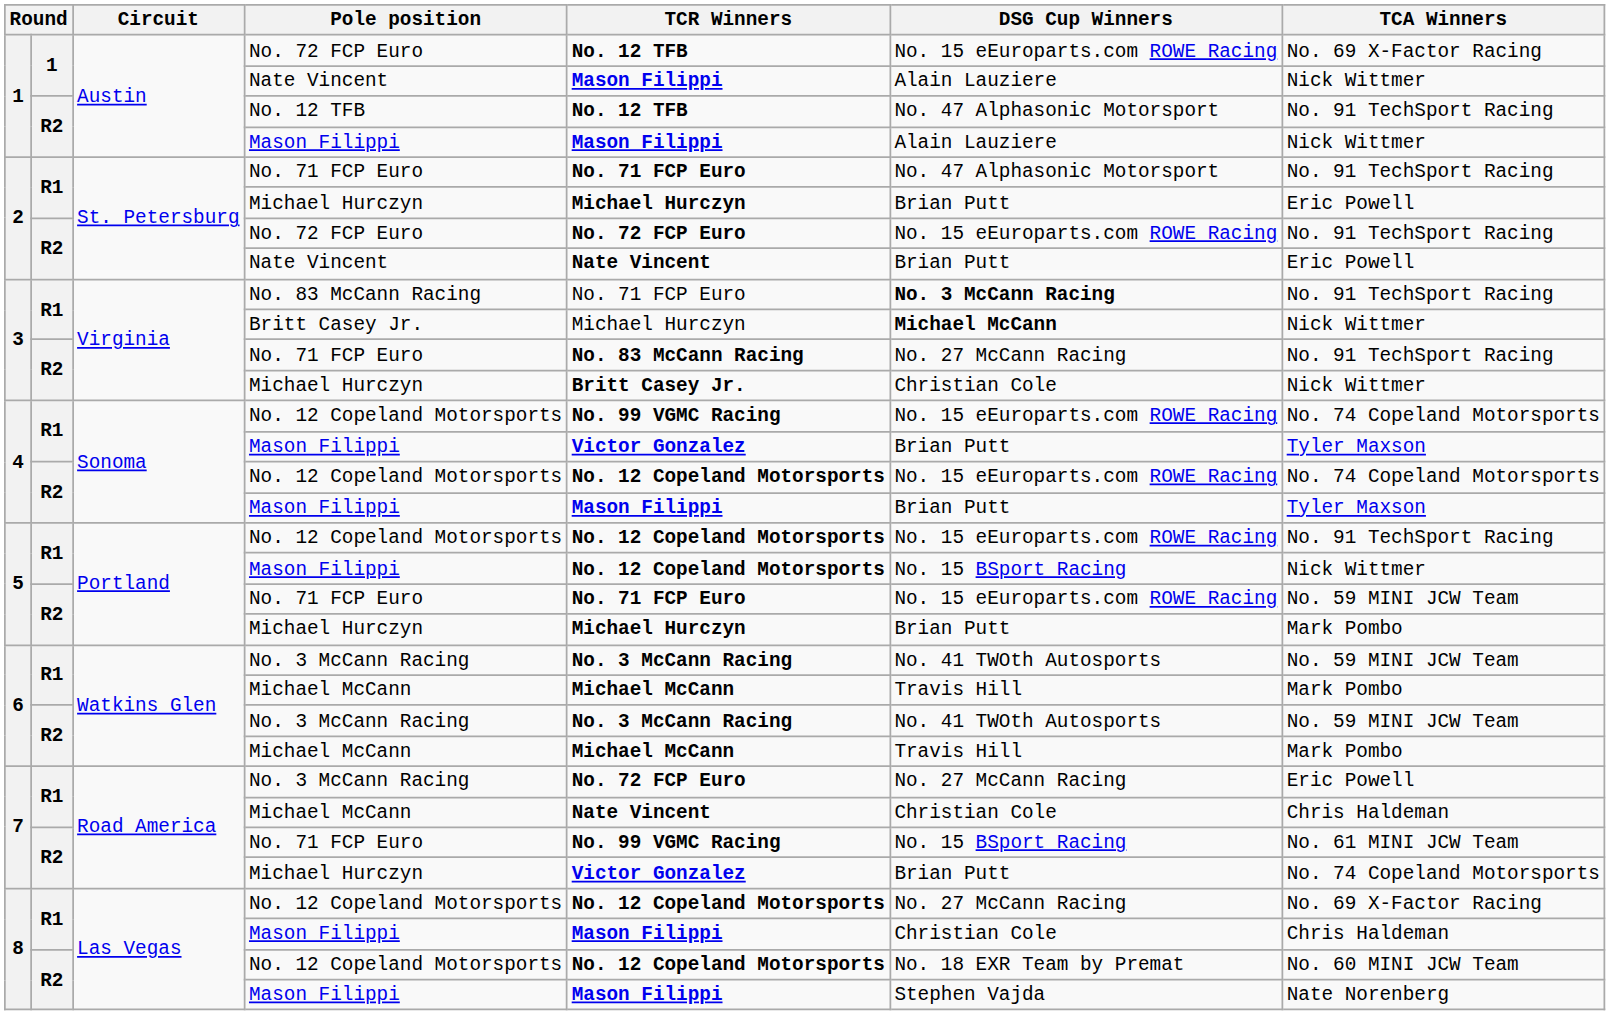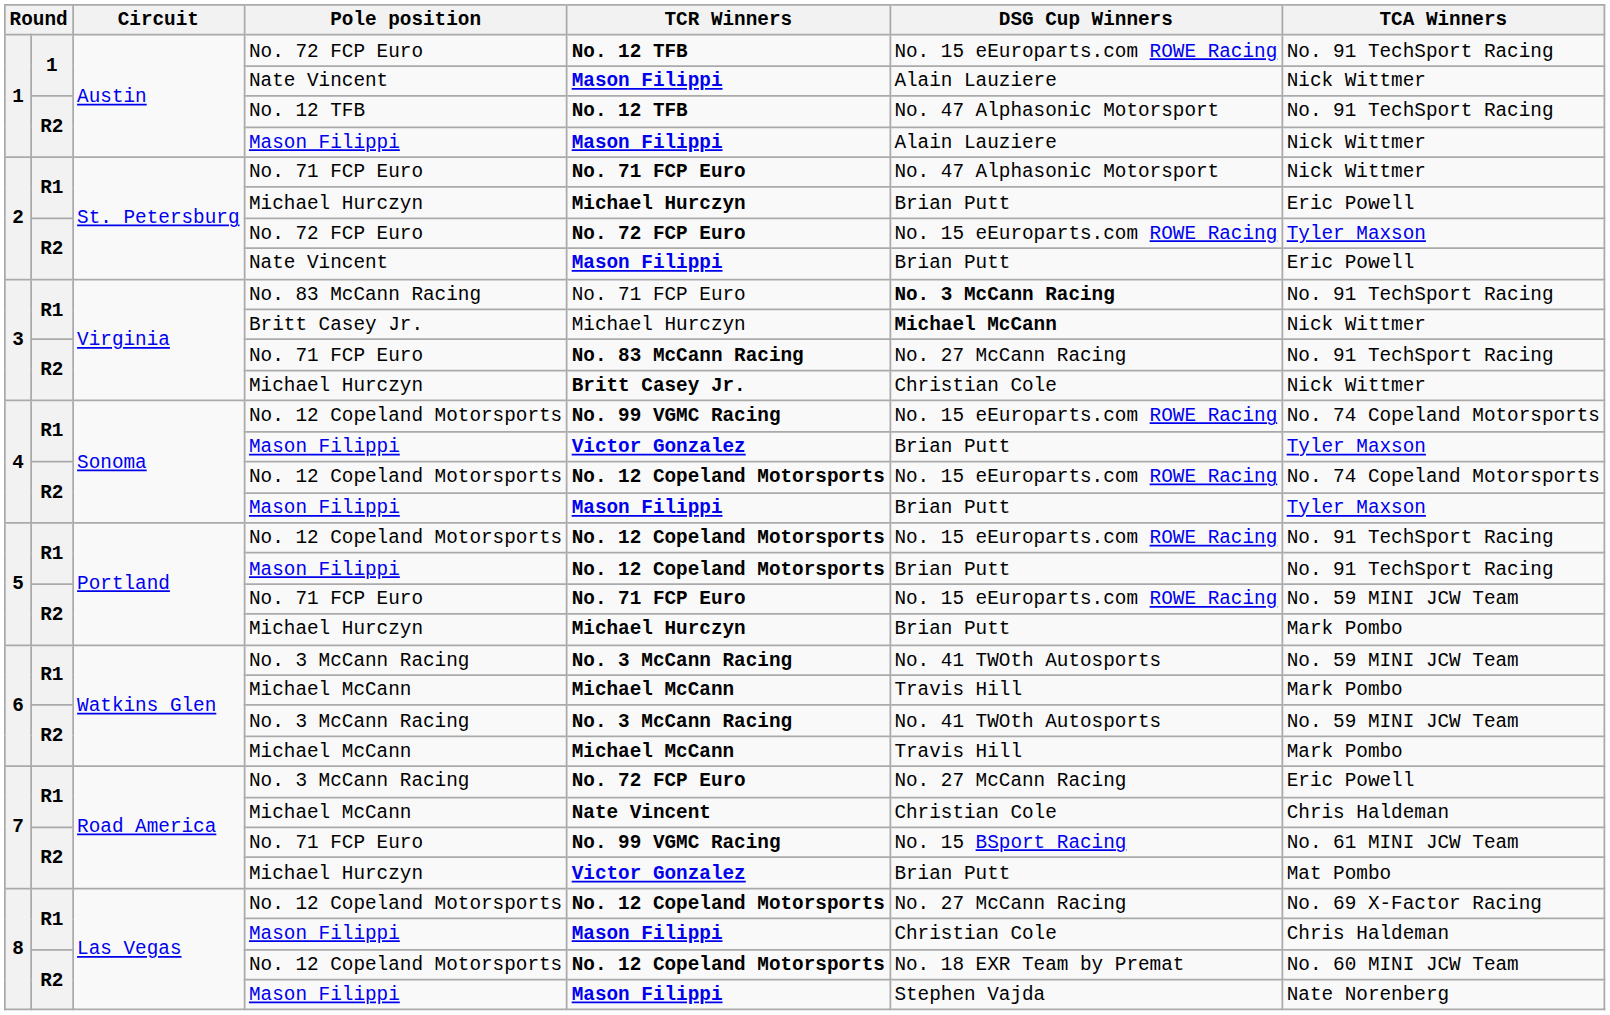(1414, 51) No. 69 X-Factor Racing -> (1420, 51) No. 91 TechSport Racing
(1420, 172) No. 91 TechSport Racing -> (1356, 172) Nick Wittmer
(1420, 233) No. 91 TechSport Racing -> (1356, 233) Tyler Maxson
(641, 264) Nate Vincent -> (647, 264) Mason Filippi
(1010, 568) No. 15 BSport Racing -> (952, 568) Brian Putt
(1356, 568) Nick Wittmer -> (1420, 568) No. 91 TechSport Racing
(1443, 873) No. 74 Copeland Motorsports -> (1339, 873) Mat Pombo
